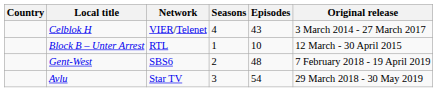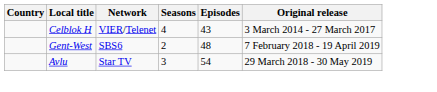- row: (97, 45)
